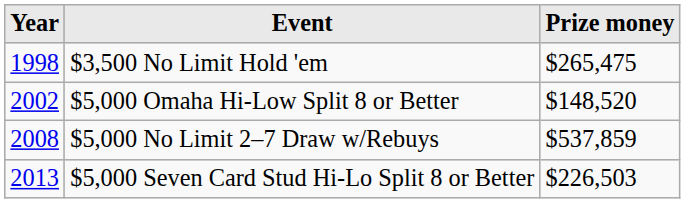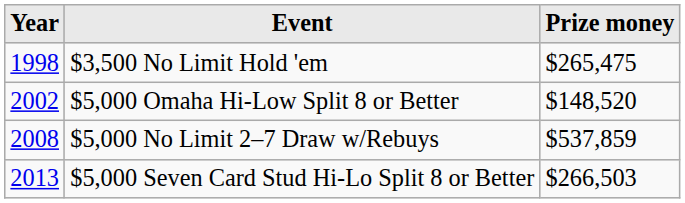(591, 178) $226,503 -> (591, 178) $266,503
